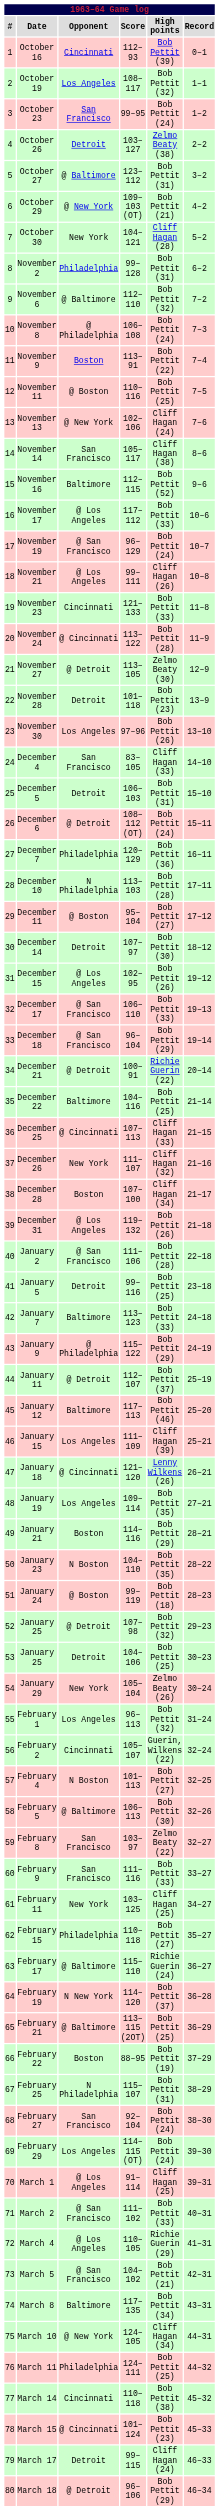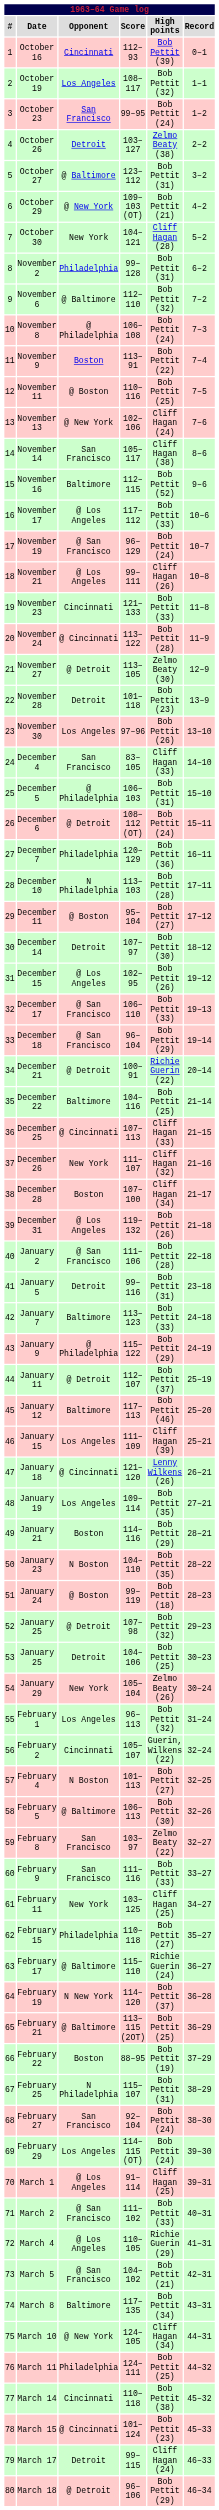(89, 793) Detroit -> (89, 793) @ Philadelphia
(165, 1287) Bob Pettit (25) -> (165, 1287) Bob Pettit (31)
